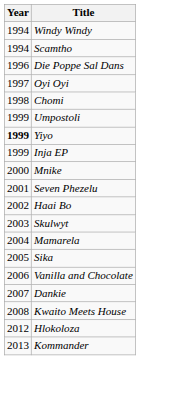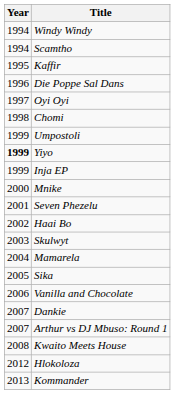+ row: (47, 65)
+ row: (101, 328)
